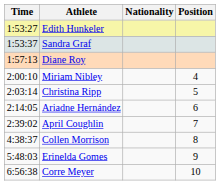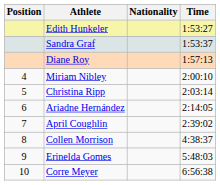columns swapped: (196, 12) <-> (22, 12)
